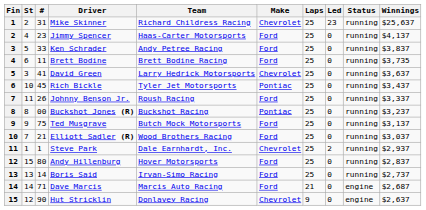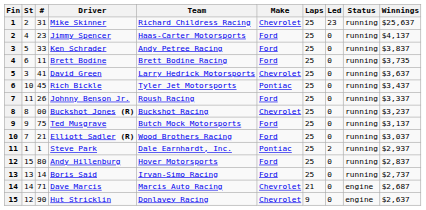(275, 111) Pontiac -> (280, 111) Chevrolet
(280, 149) Chevrolet -> (275, 149) Pontiac
(268, 187) Ford -> (280, 187) Chevrolet
